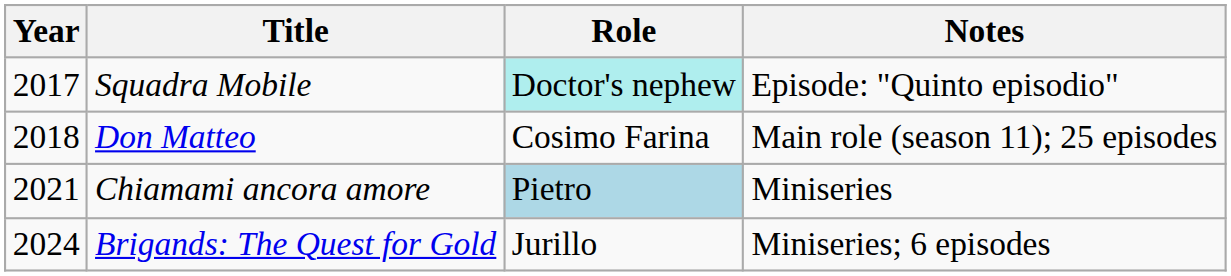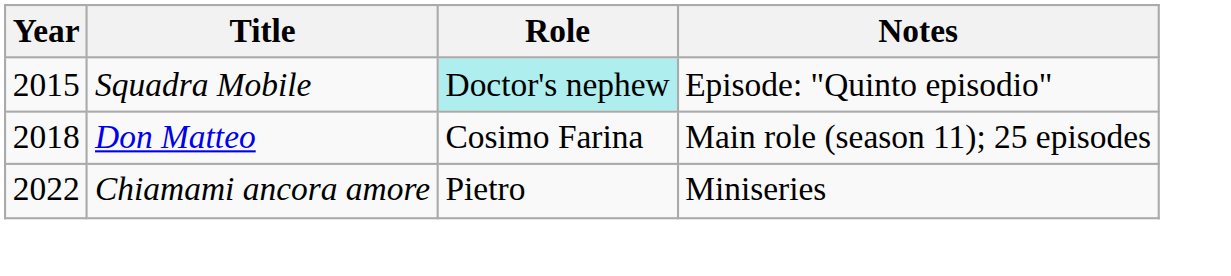(46, 84) 2017 -> (46, 84) 2015
(46, 190) 2021 -> (46, 190) 2022
(552, 190) lightblue background -> (485, 190) no background
- row: (296, 243)
